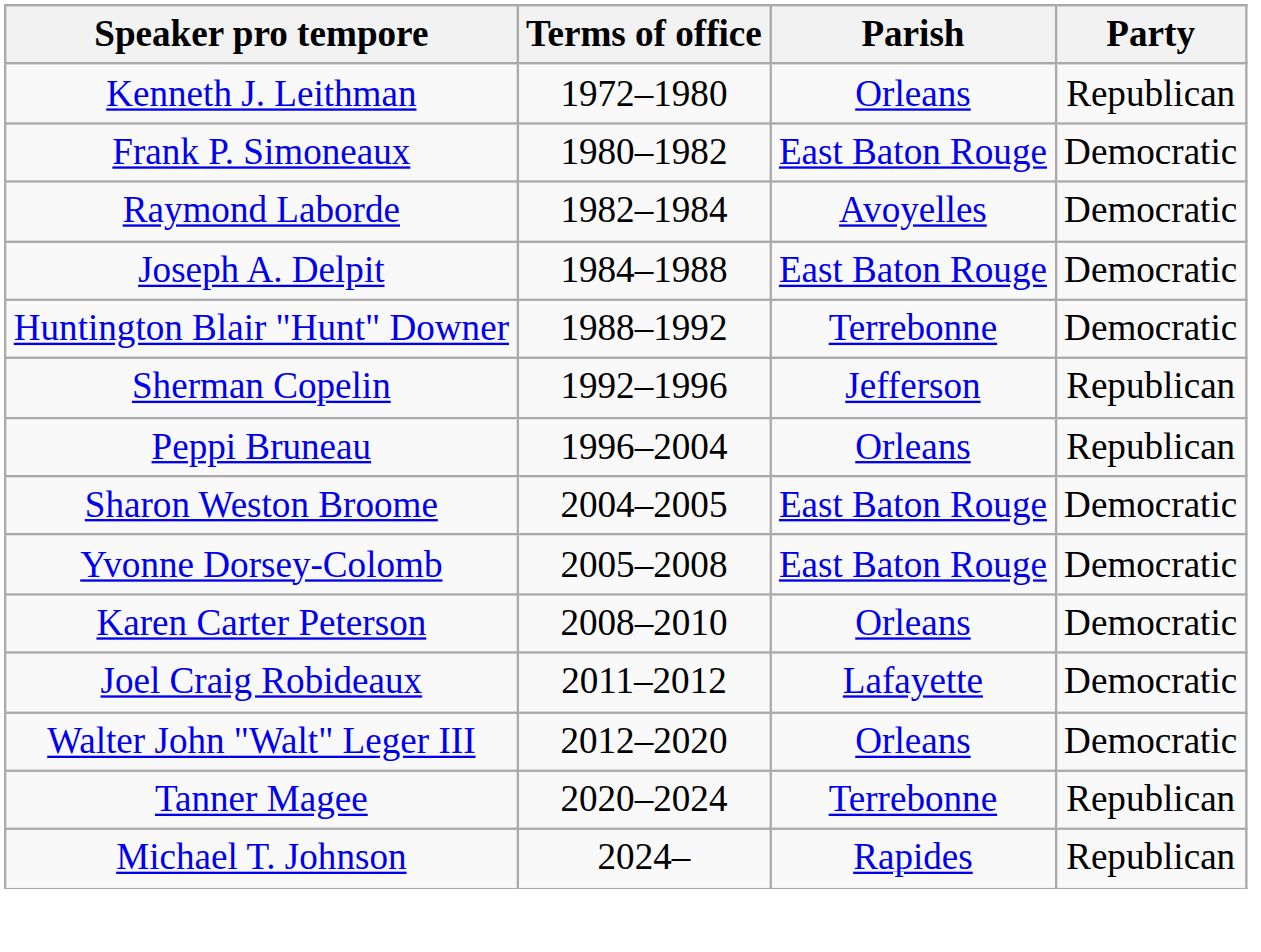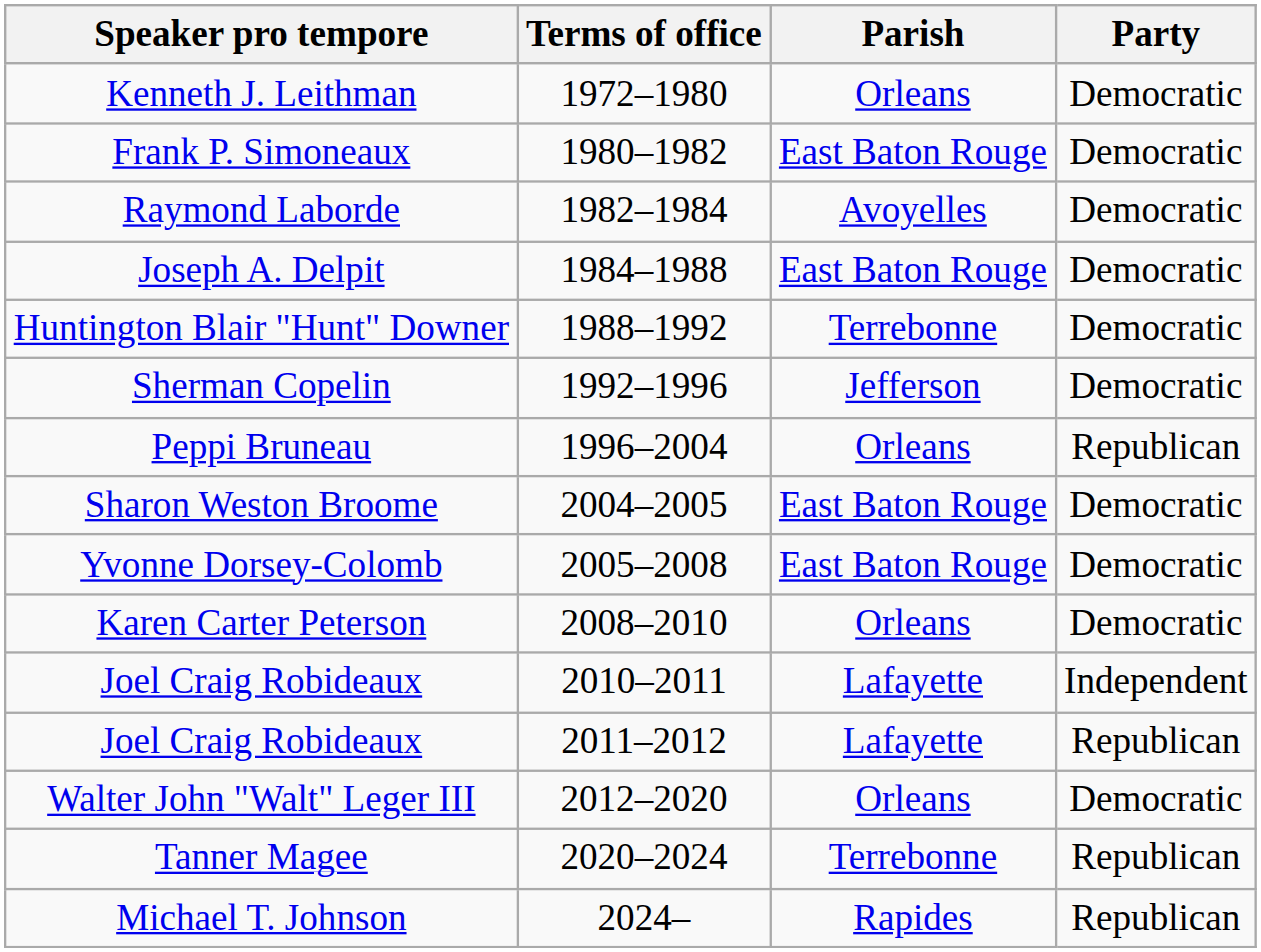(1151, 92) Republican -> (1156, 92) Democratic
(1151, 387) Republican -> (1156, 387) Democratic
+ row: (261, 681)
(1151, 681) Democratic -> (1156, 740) Republican
